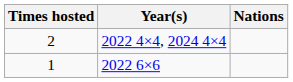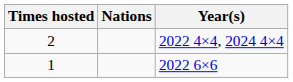columns swapped: (259, 16) <-> (164, 16)
